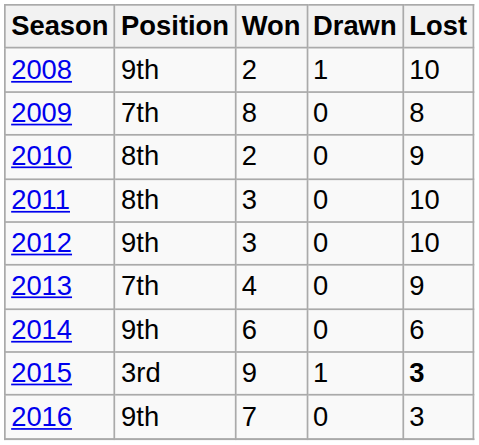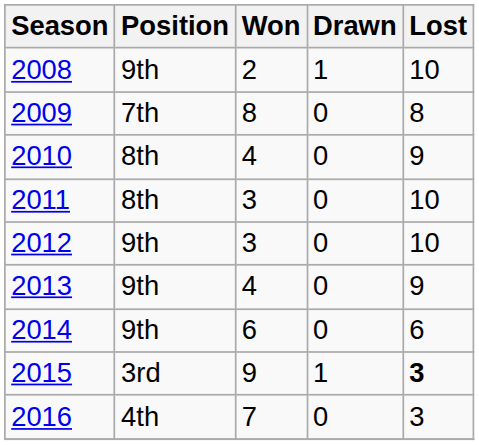(249, 156) 2 -> (249, 156) 4
(140, 286) 7th -> (140, 286) 9th
(140, 416) 9th -> (140, 416) 4th
